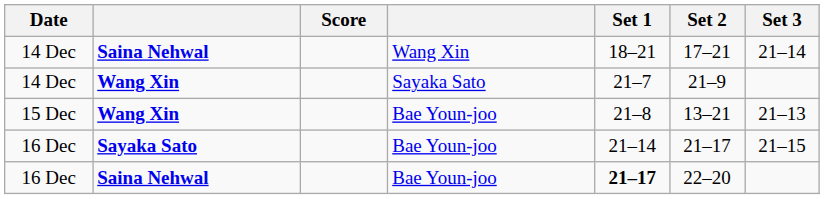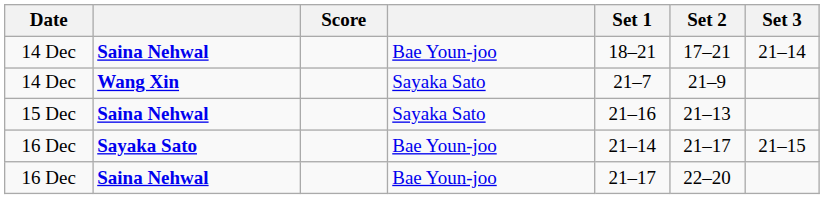(431, 51) Wang Xin -> (444, 51) Bae Youn-joo
- row: (49, 114)
+ row: (49, 114)
(632, 177) bold -> (632, 177) normal
